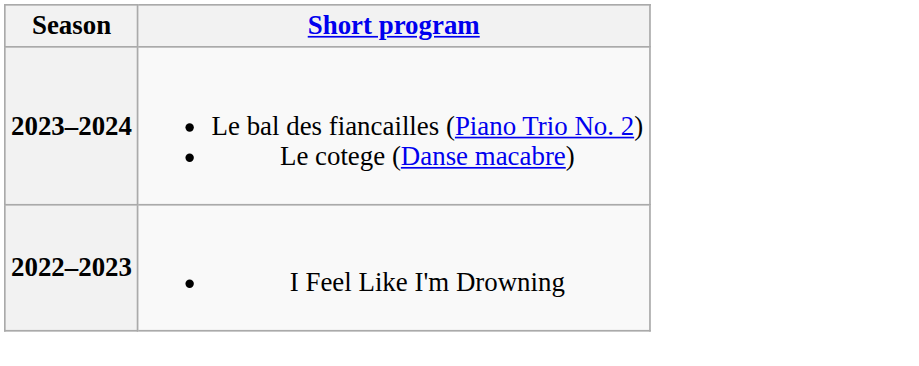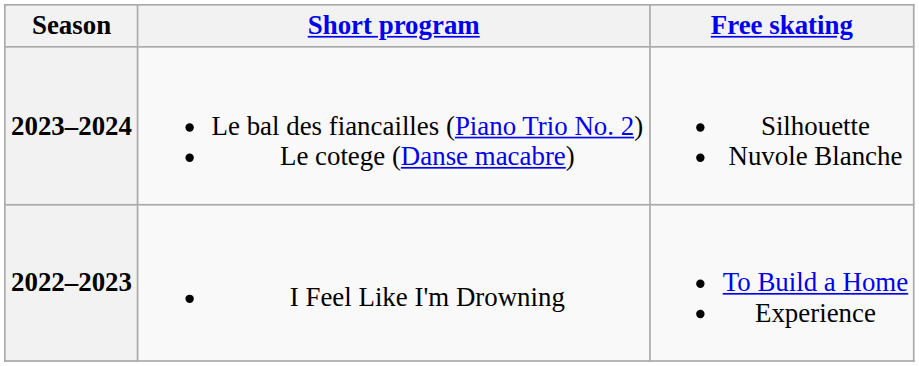+ column: (782, 25)
